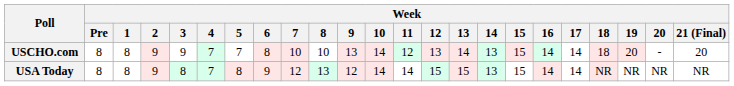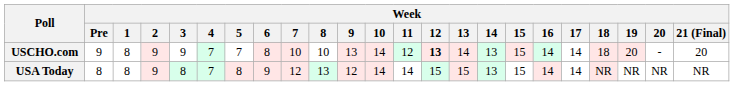(99, 52) 8 -> (99, 52) 9
(435, 52) normal -> (435, 52) bold
